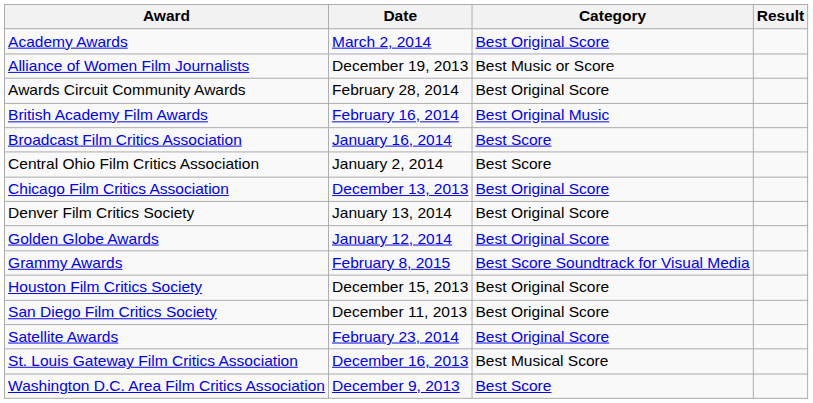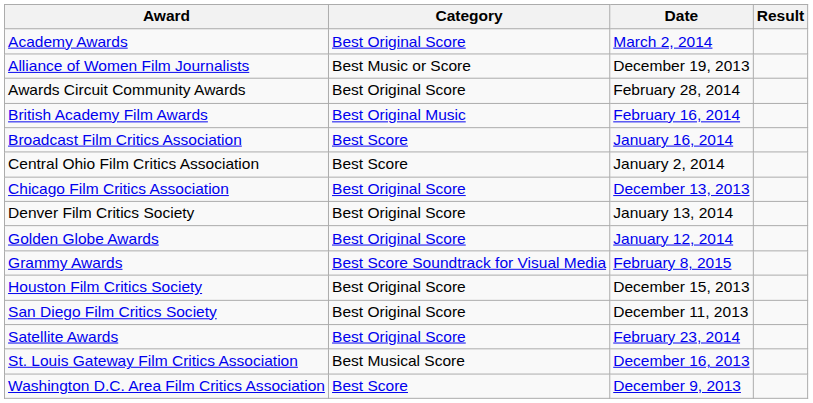columns swapped: (400, 16) <-> (613, 16)
